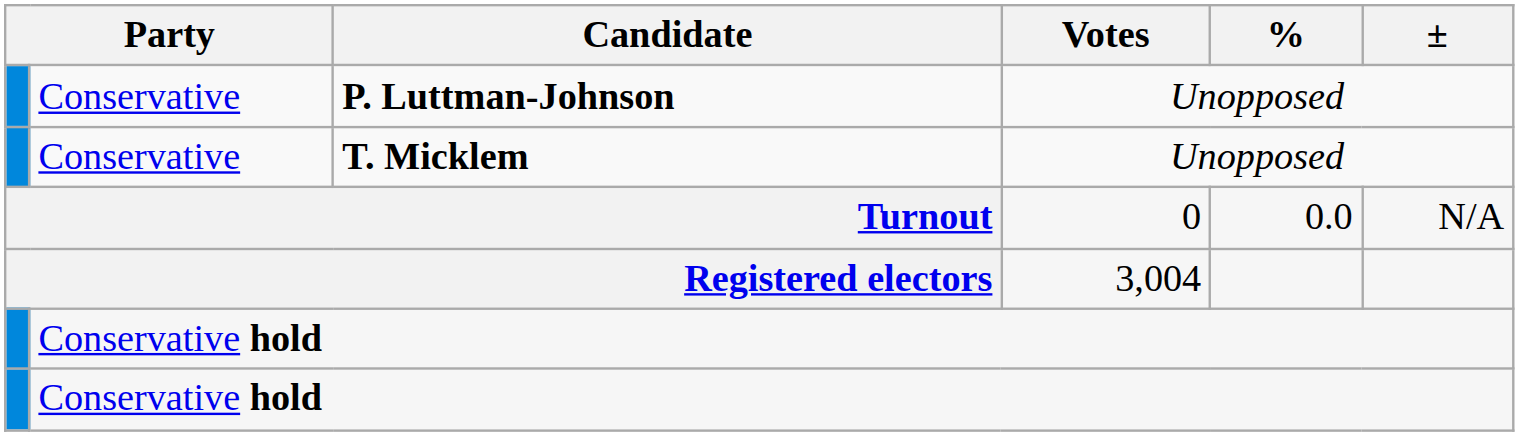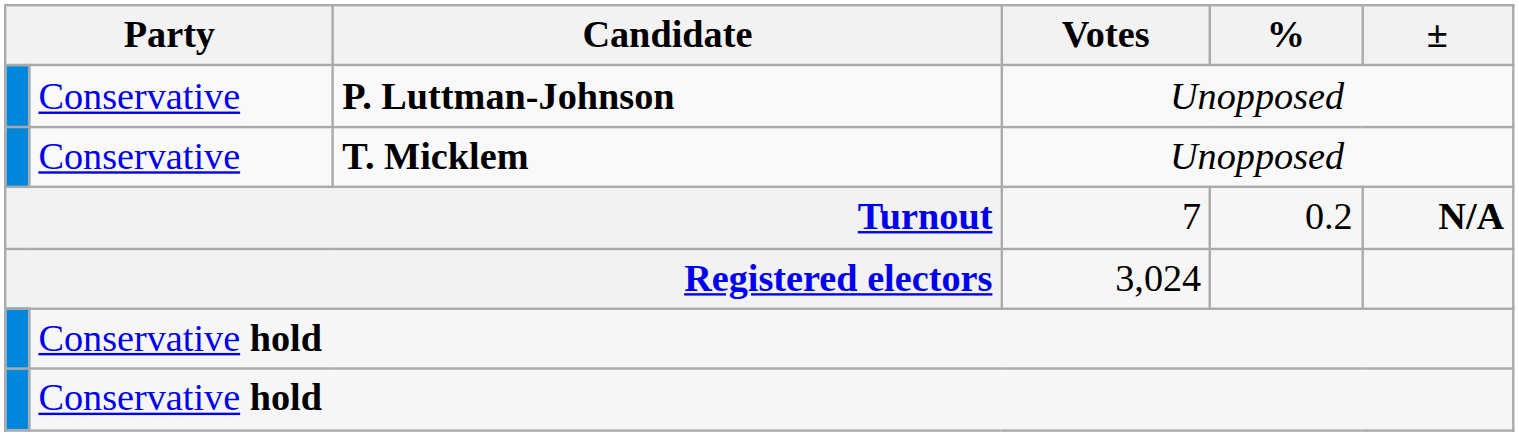(1192, 216) 0 -> (1192, 216) 7
(1329, 216) 0.0 -> (1329, 216) 0.2
(1471, 216) normal -> (1471, 216) bold
(1158, 277) 3,004 -> (1158, 277) 3,024
